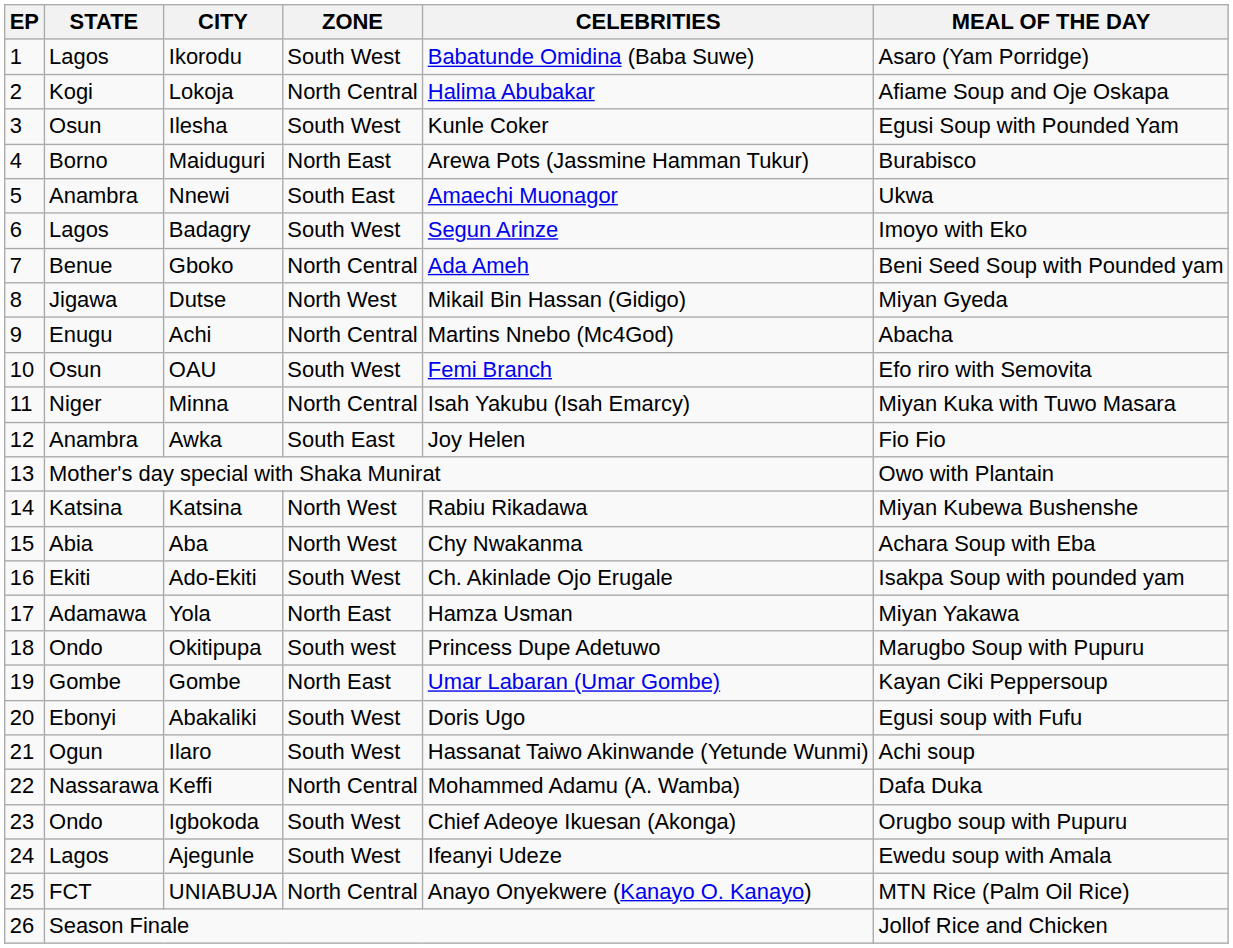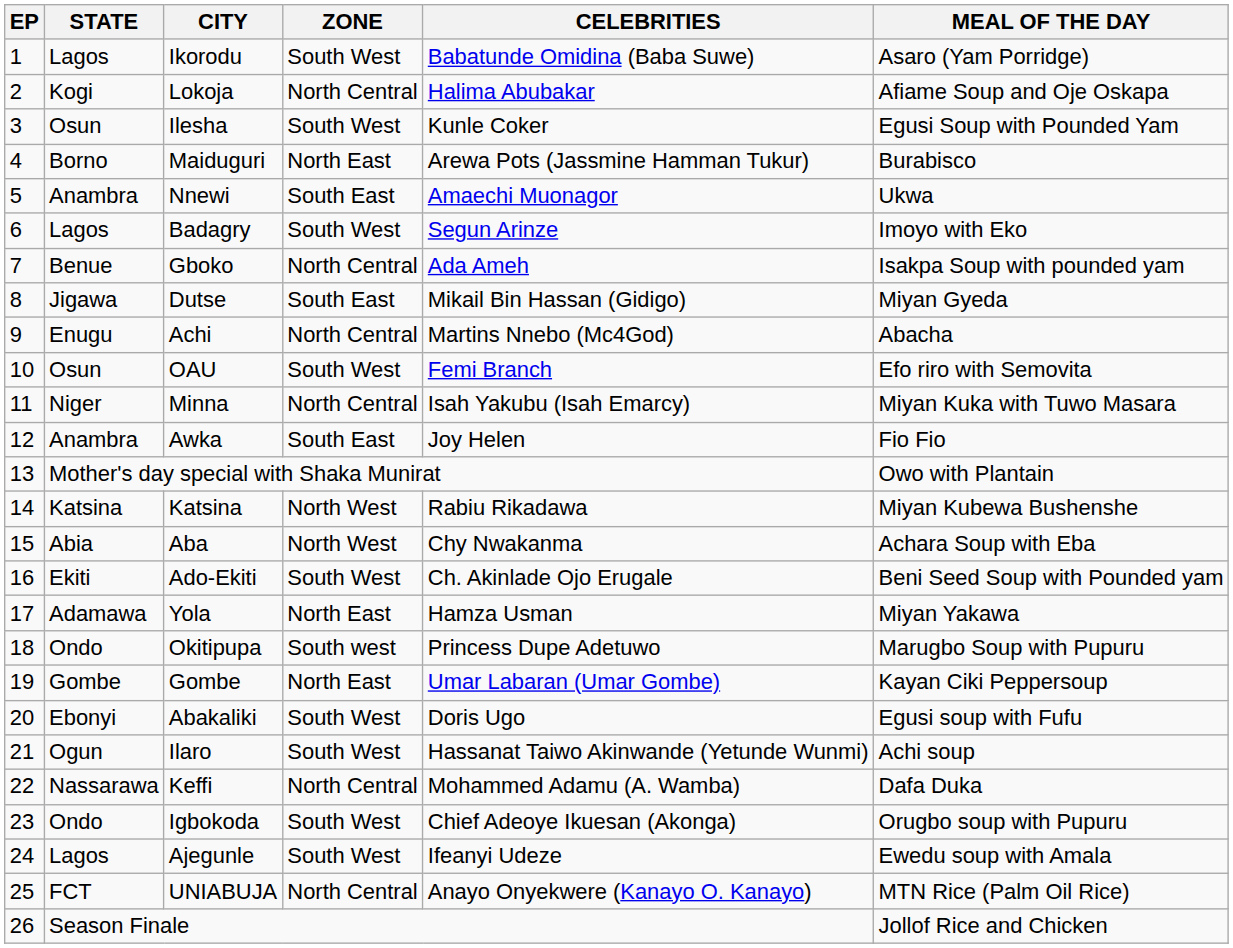(1051, 265) Beni Seed Soup with Pounded yam -> (1032, 265) Isakpa Soup with pounded yam
(342, 299) North West -> (341, 299) South East
(1032, 578) Isakpa Soup with pounded yam -> (1051, 578) Beni Seed Soup with Pounded yam
